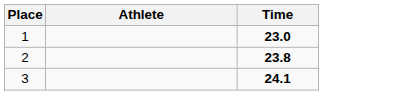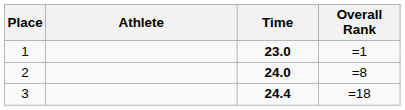+ column: (359, 22)
(278, 57) 23.8 -> (278, 72) 24.0
(278, 79) 24.1 -> (278, 94) 24.4
